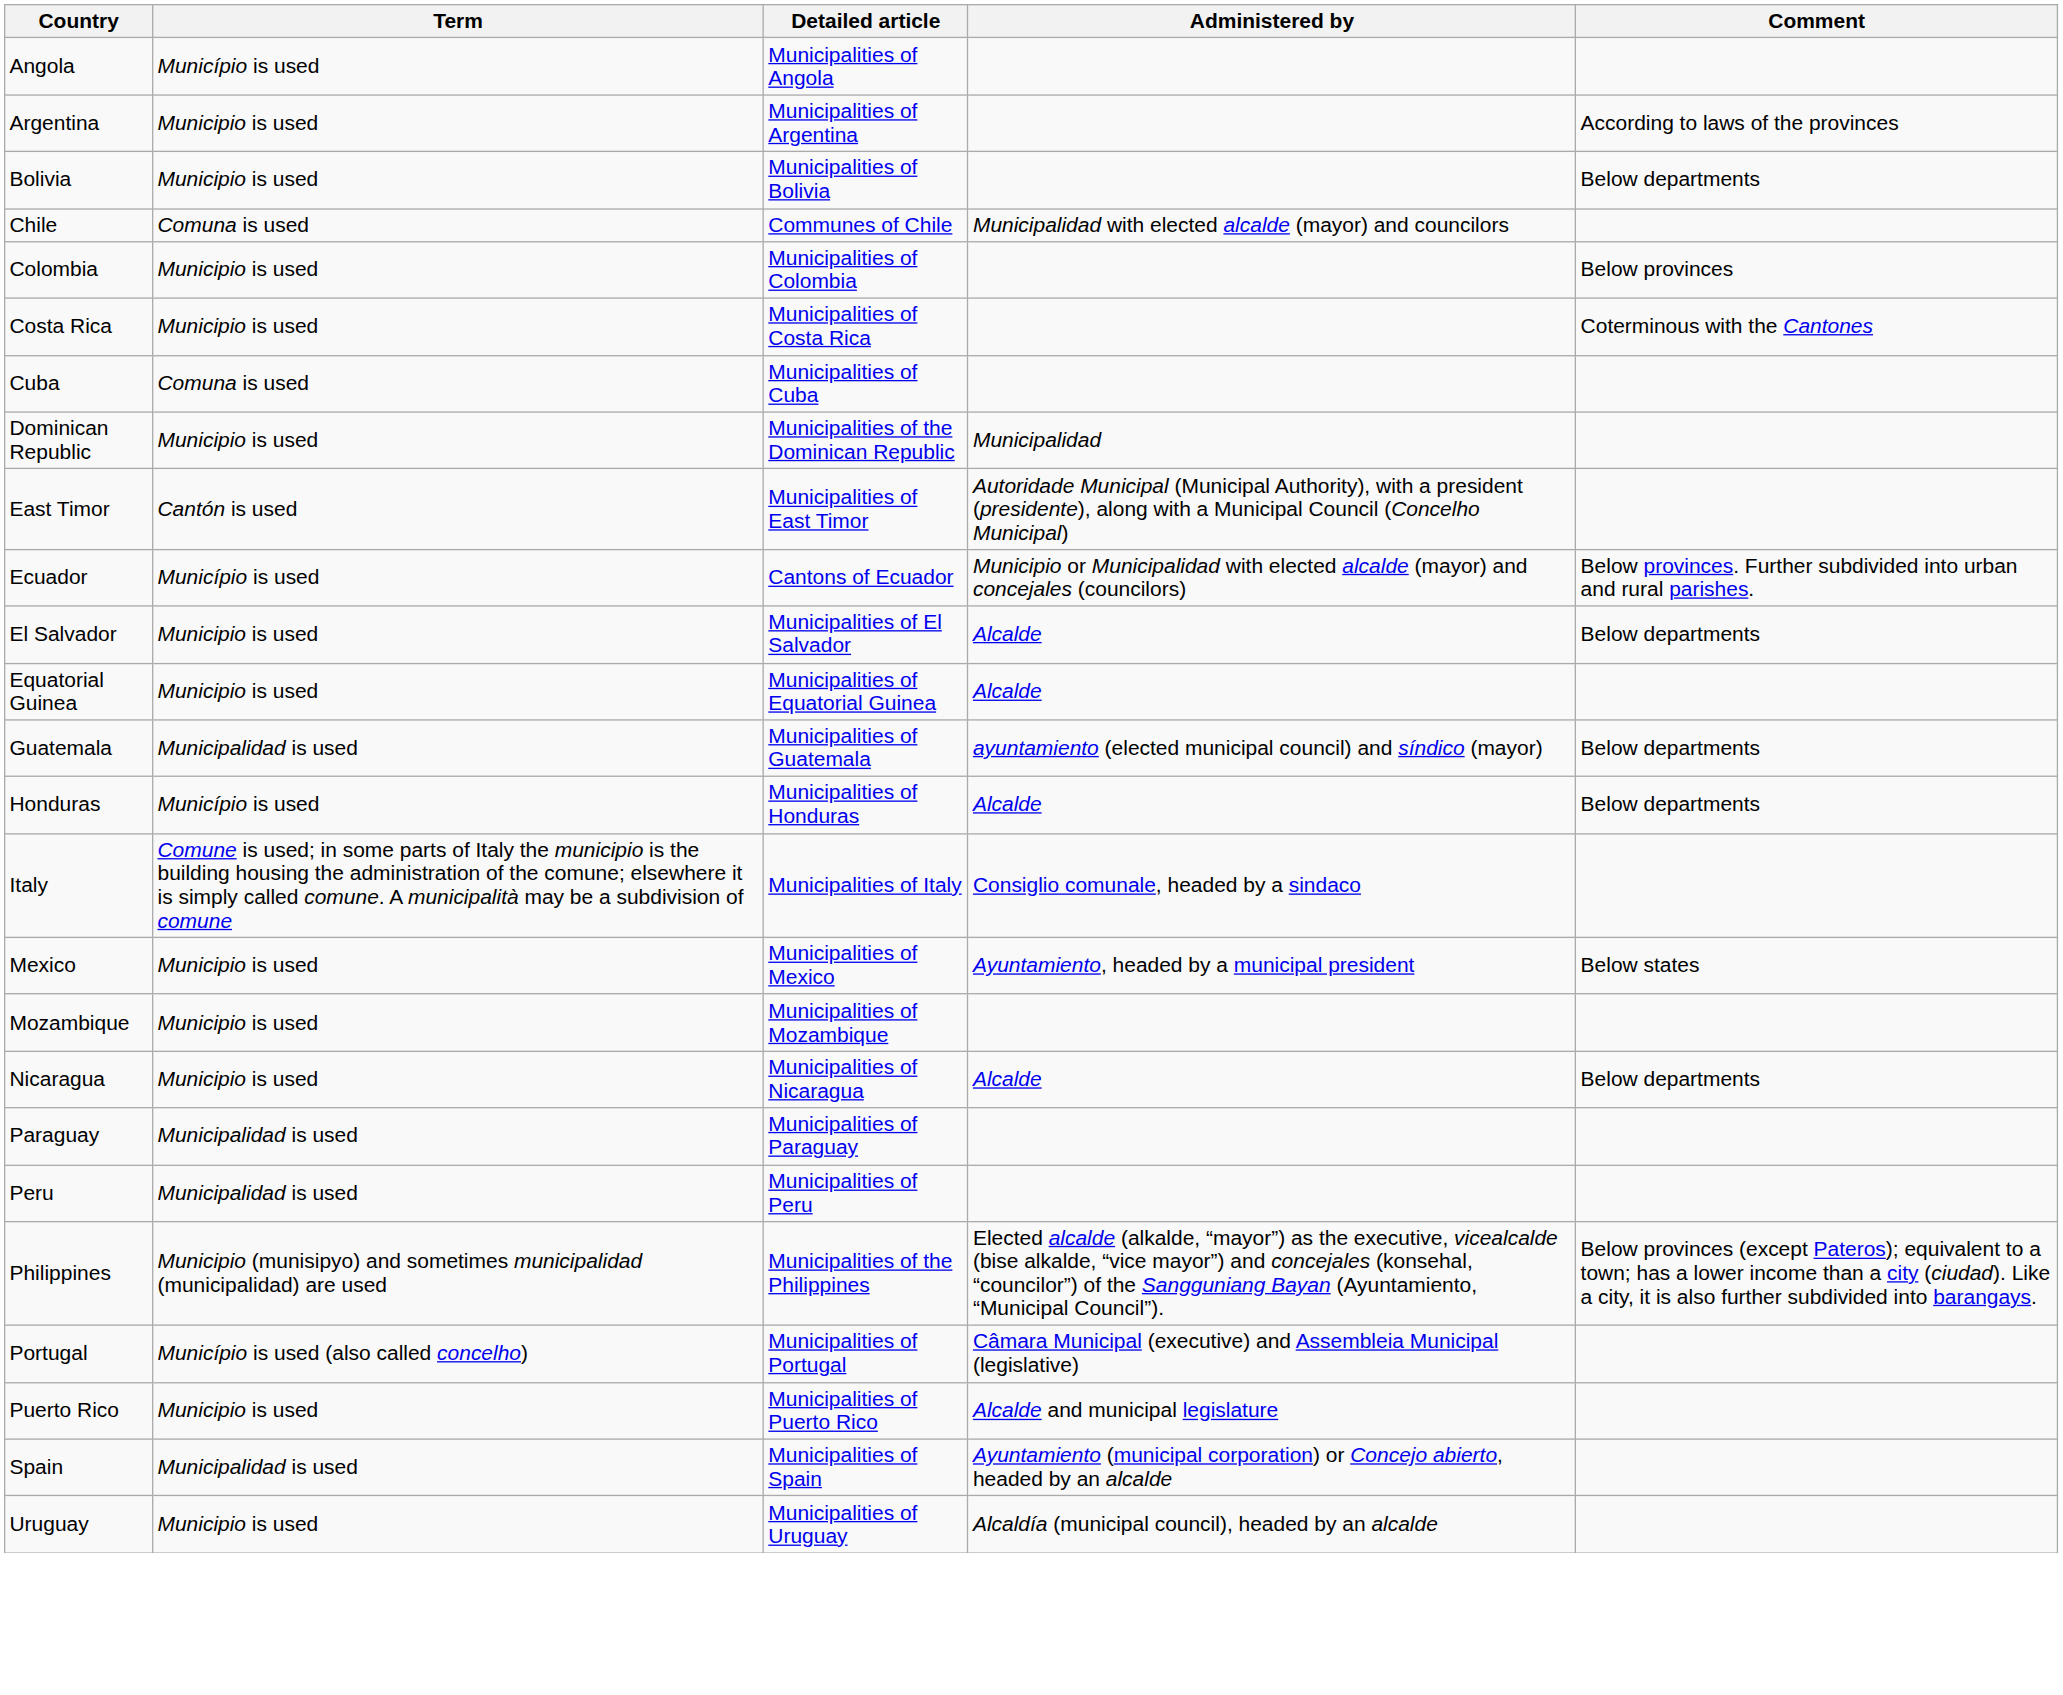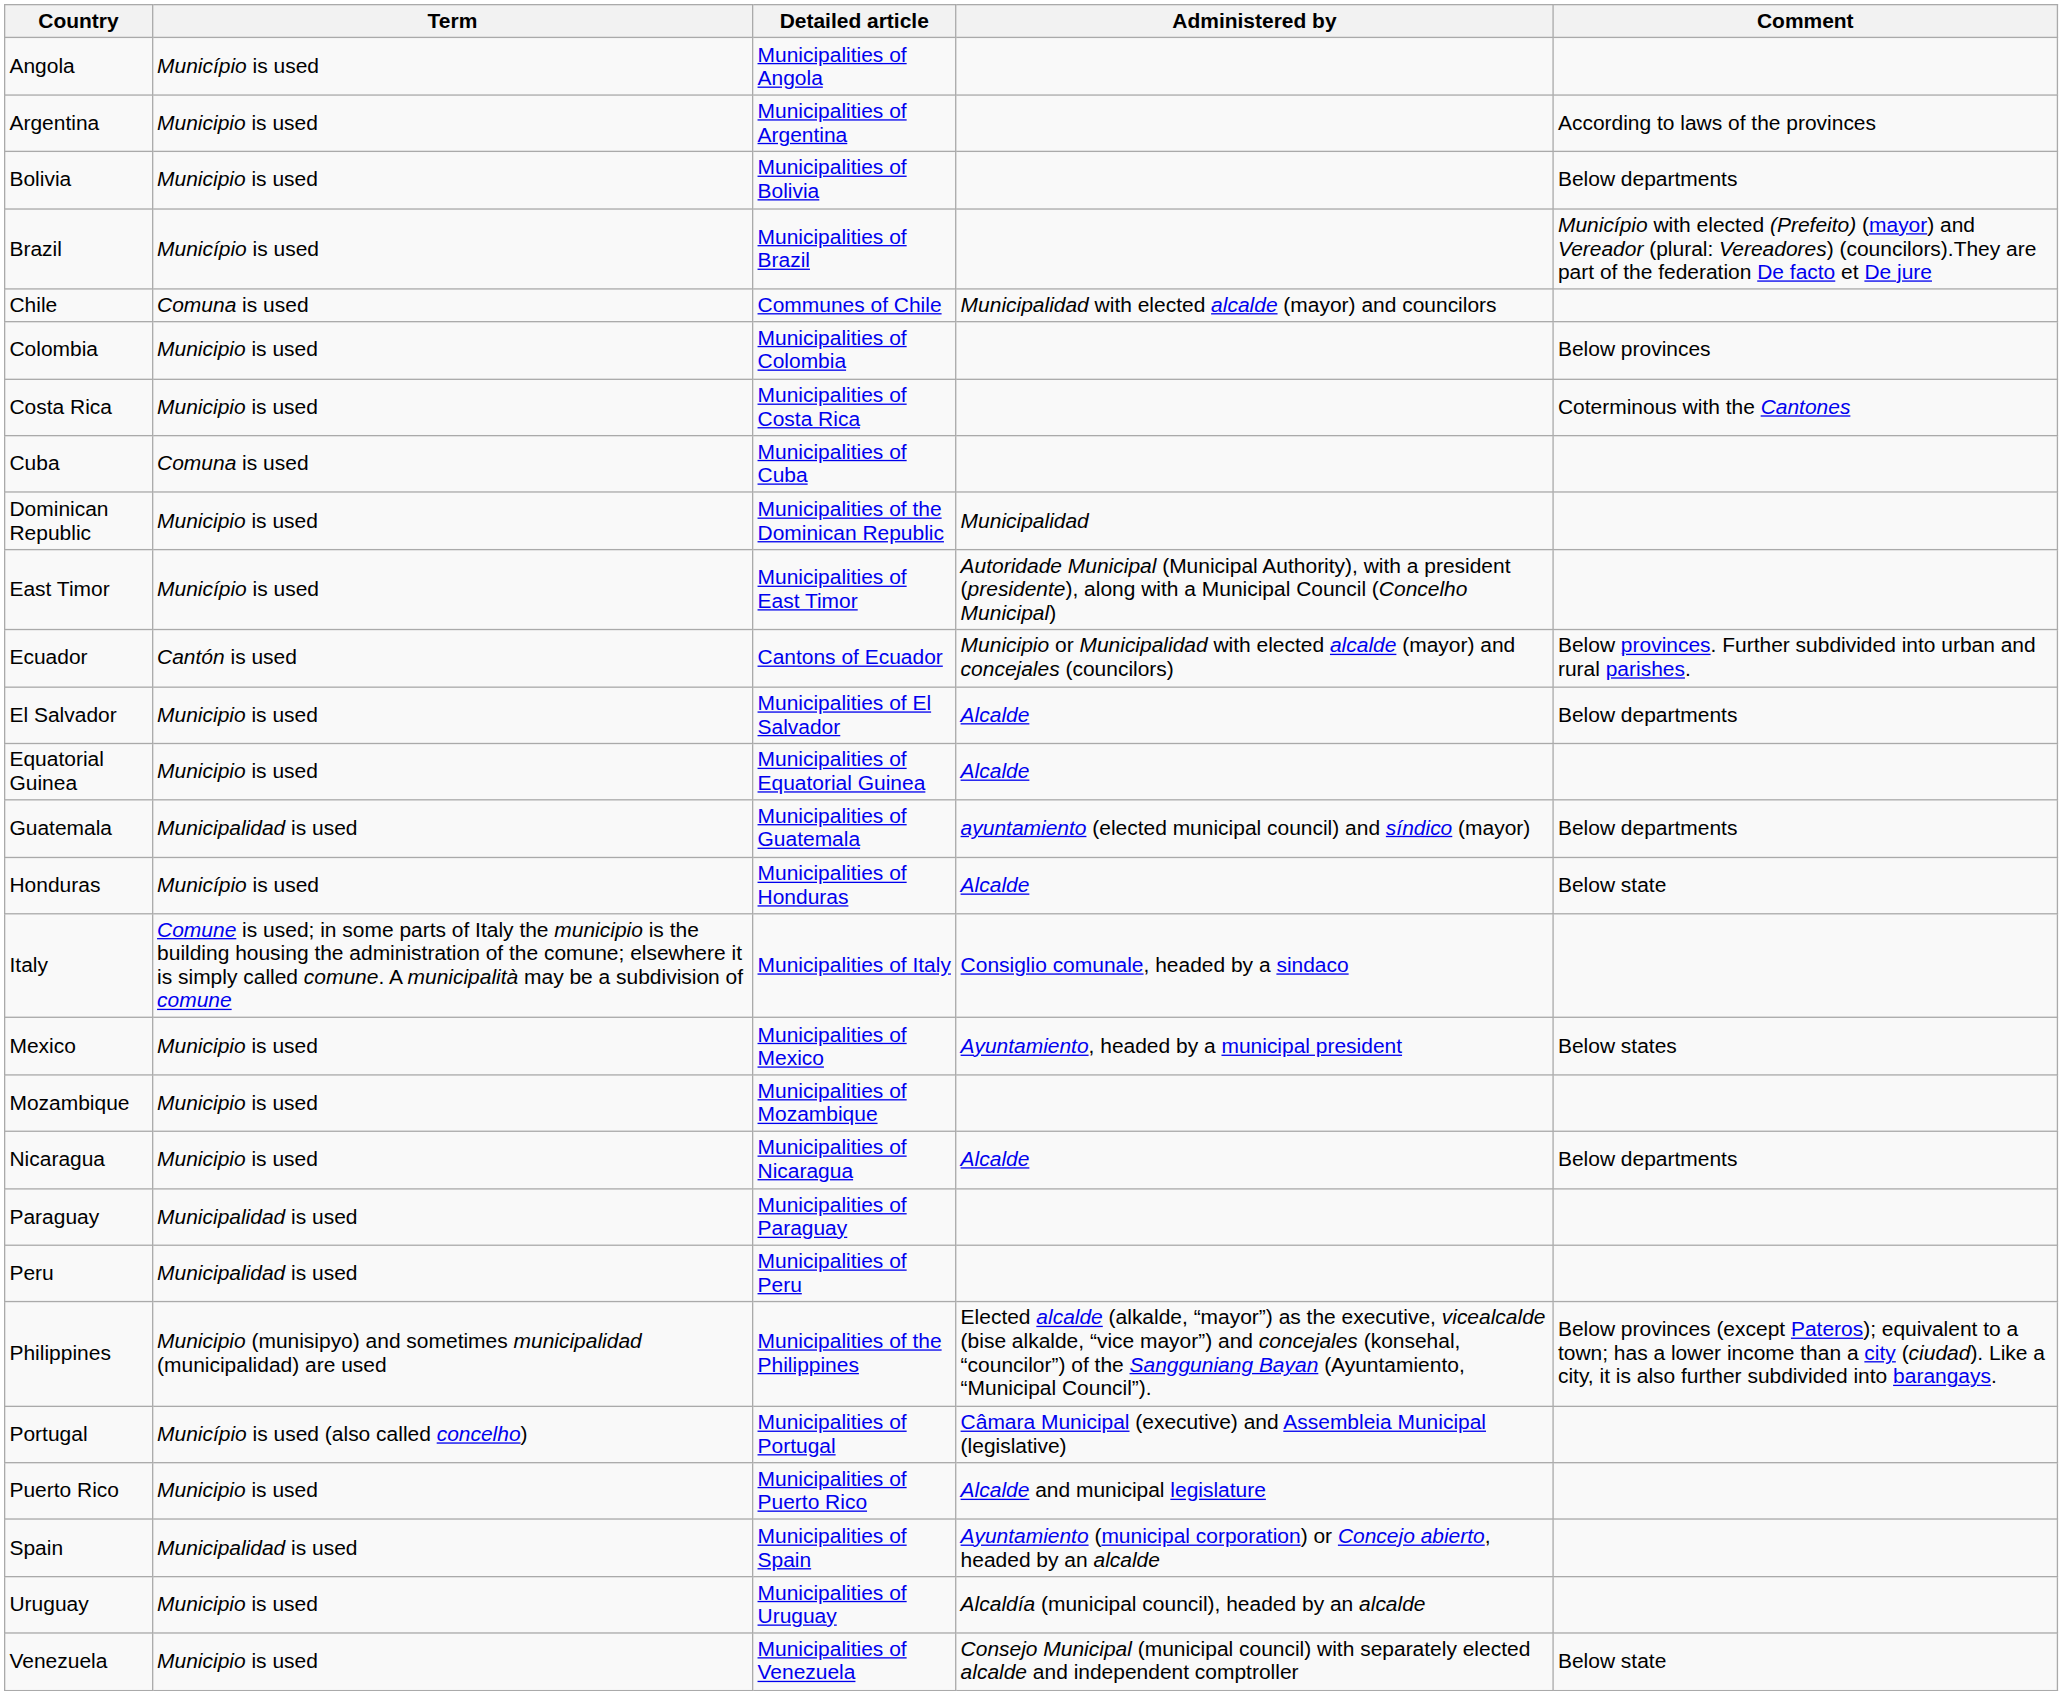+ row: (36, 248)
(227, 508) Cantón is used -> (238, 589) Município is used
(238, 577) Município is used -> (227, 657) Cantón is used
(1670, 804) Below departments -> (1612, 885) Below state
+ row: (58, 1661)
